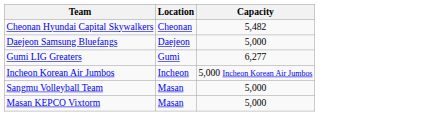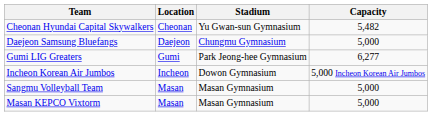+ column: (253, 12)
